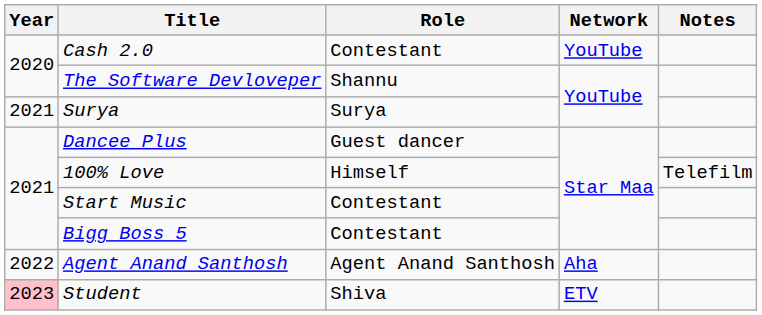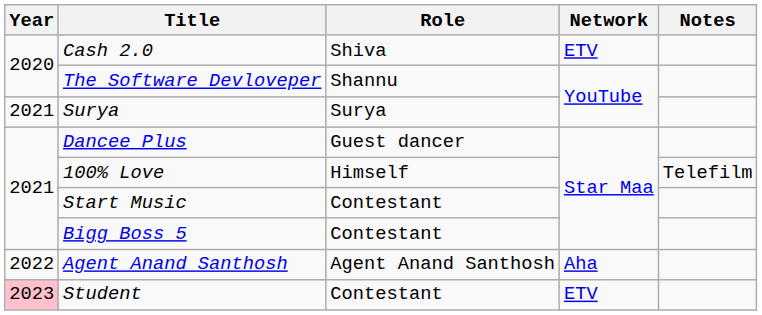(387, 50) Contestant -> (358, 50) Shiva
(603, 50) YouTube -> (581, 50) ETV
(358, 295) Shiva -> (387, 295) Contestant
